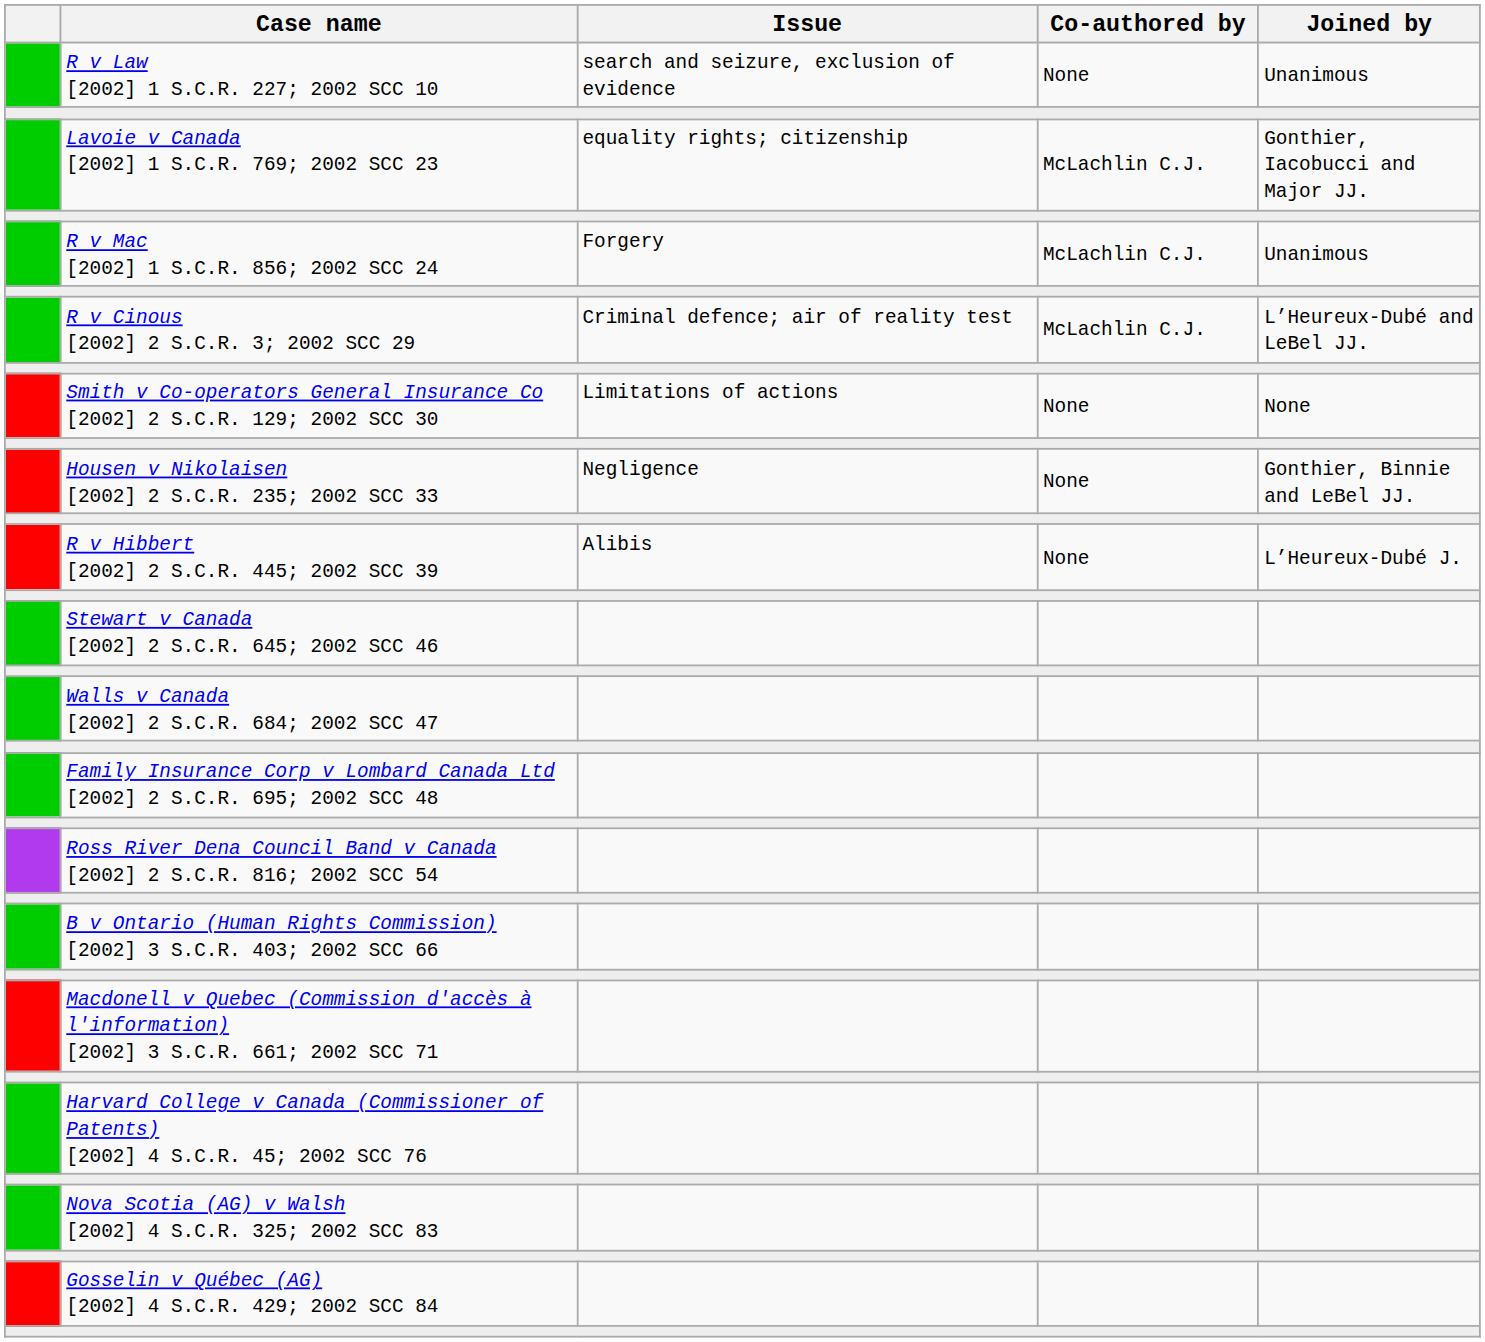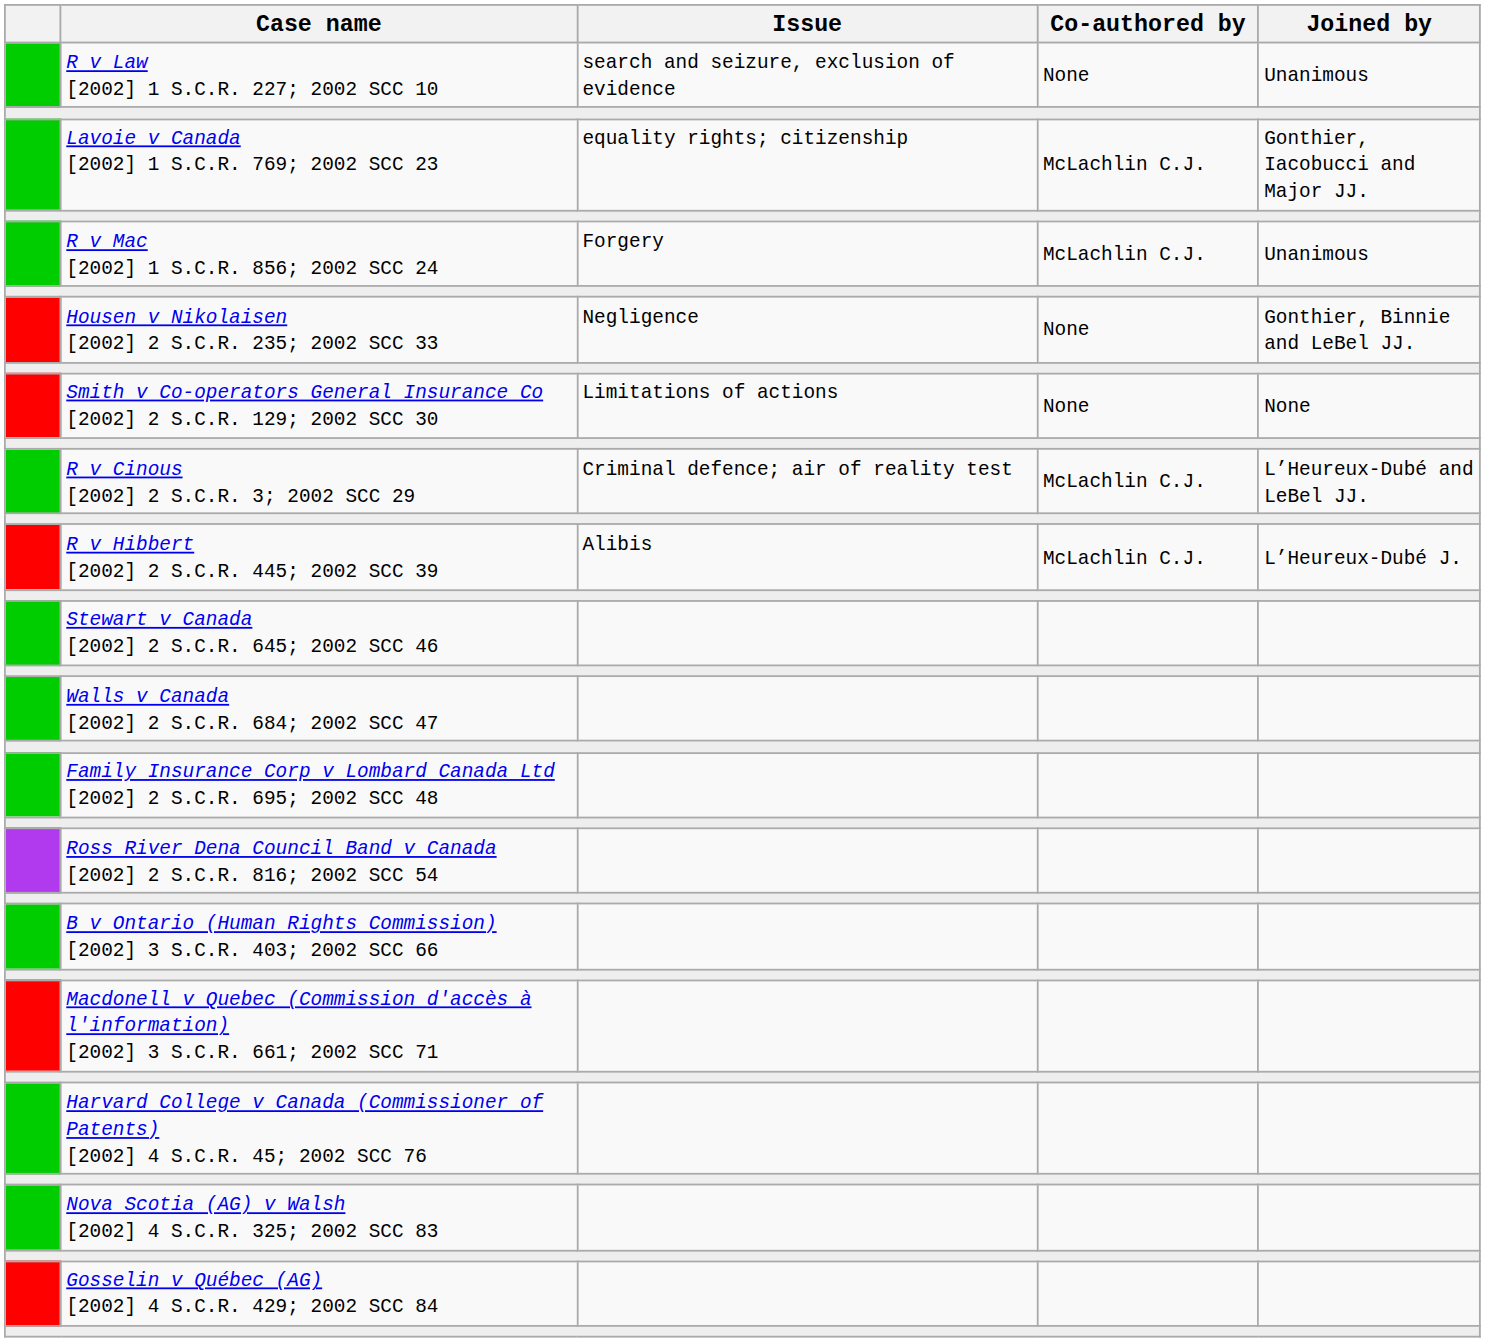rows swapped: (241, 331) <-> (252, 482)
(1066, 558) None -> (1124, 558) McLachlin C.J.
